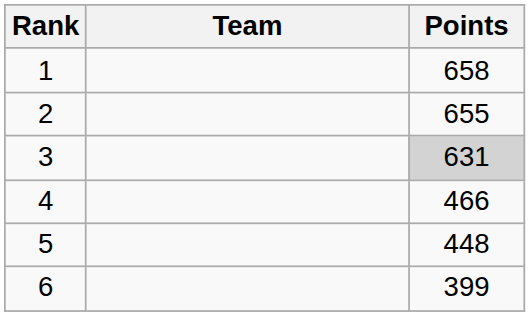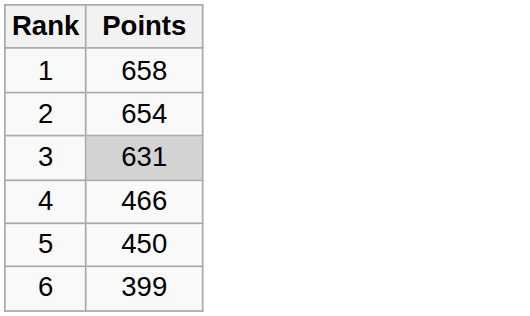- column: (247, 26)
(467, 113) 655 -> (144, 113) 654
(467, 244) 448 -> (144, 244) 450
